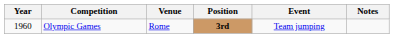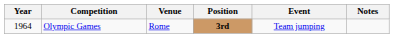(23, 26) 1960 -> (23, 26) 1964
